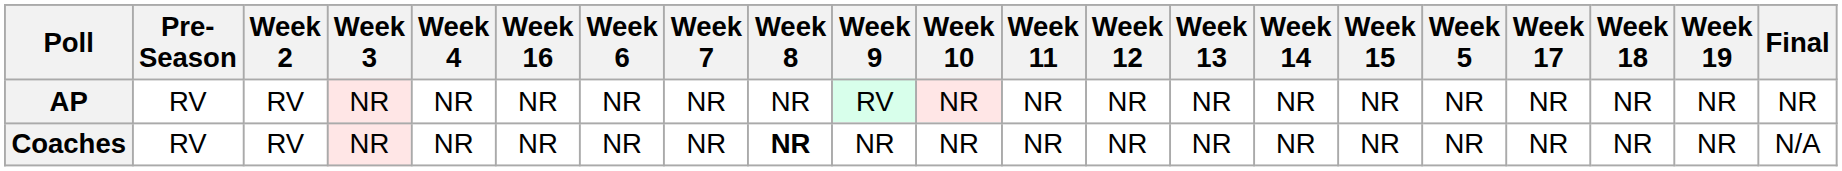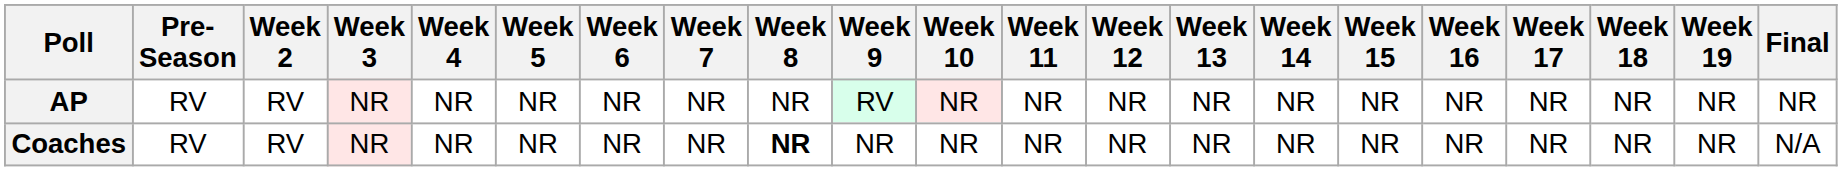columns swapped: (1464, 42) <-> (538, 42)
